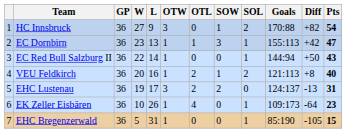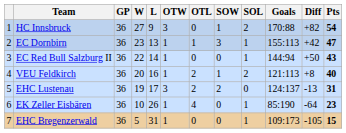(284, 105) 109:173 -> (281, 105) 85:190
(281, 120) 85:190 -> (284, 120) 109:173
